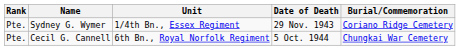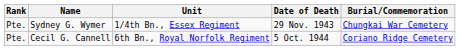(398, 25) Coriano Ridge Cemetery -> (395, 25) Chungkai War Cemetery
(395, 38) Chungkai War Cemetery -> (398, 38) Coriano Ridge Cemetery
